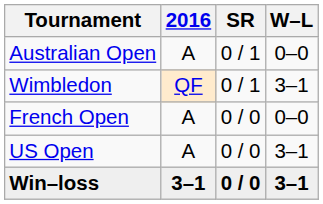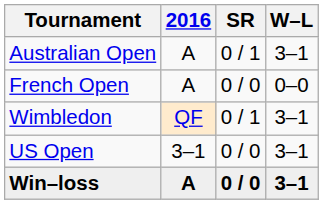(292, 53) 0–0 -> (292, 53) 3–1
rows swapped: (69, 118) <-> (61, 85)
(188, 150) A -> (188, 150) 3–1
(188, 183) 3–1 -> (188, 183) A
